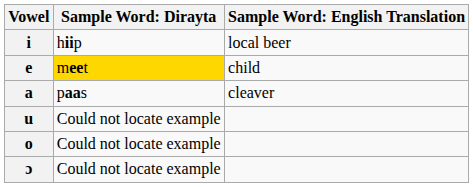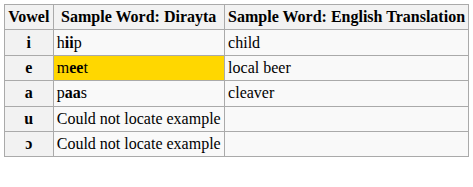(259, 42) local beer -> (244, 42) child
(244, 67) child -> (259, 67) local beer
- row: (29, 144)
